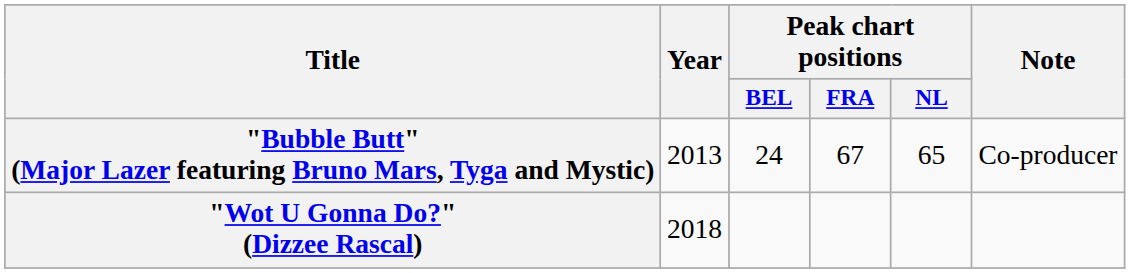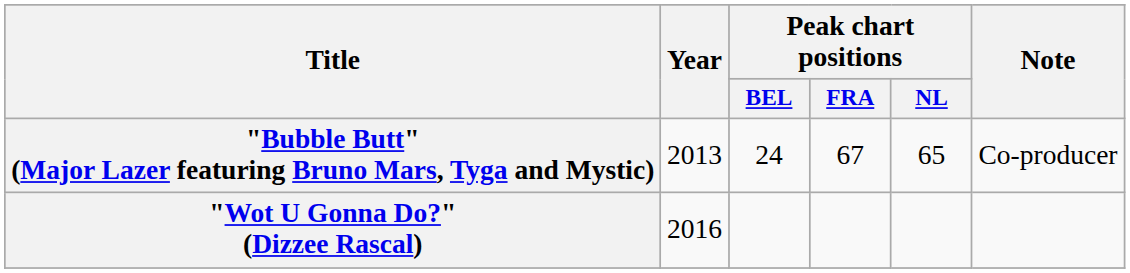(695, 229) 2018 -> (695, 229) 2016
